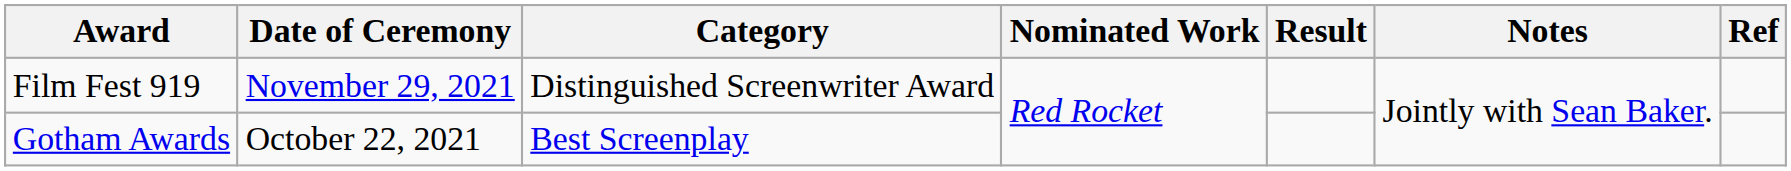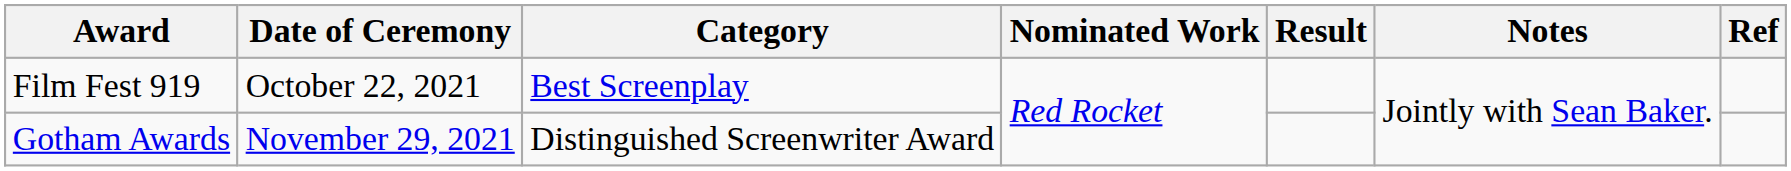(380, 84) November 29, 2021 -> (363, 84) October 22, 2021
(762, 84) Distinguished Screenwriter Award -> (640, 84) Best Screenplay
(363, 138) October 22, 2021 -> (380, 138) November 29, 2021
(640, 138) Best Screenplay -> (762, 138) Distinguished Screenwriter Award
